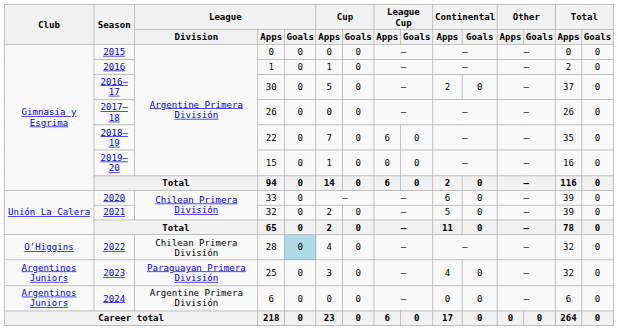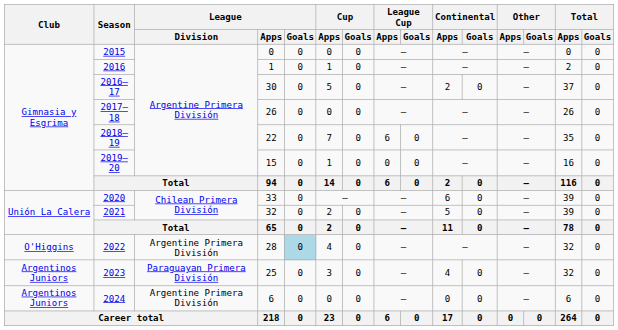(196, 247) Chilean Primera División -> (196, 247) Argentine Primera División
